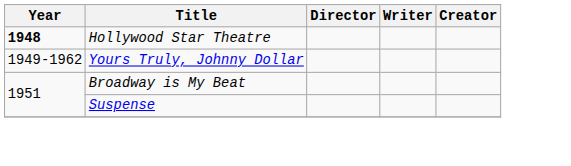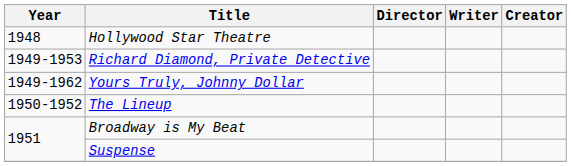(24, 38) bold -> (24, 38) normal
+ row: (229, 61)
+ row: (130, 106)
